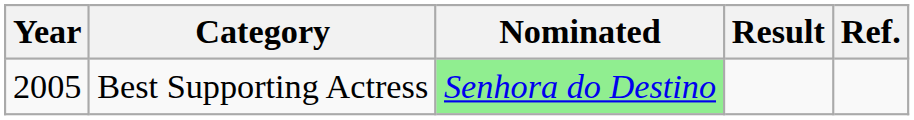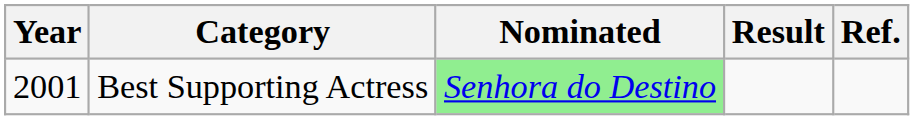(47, 85) 2005 -> (47, 85) 2001
